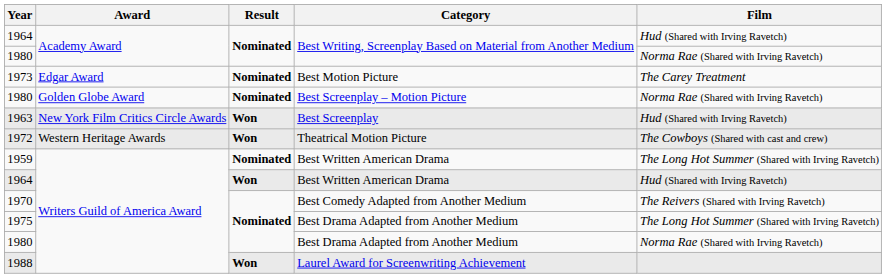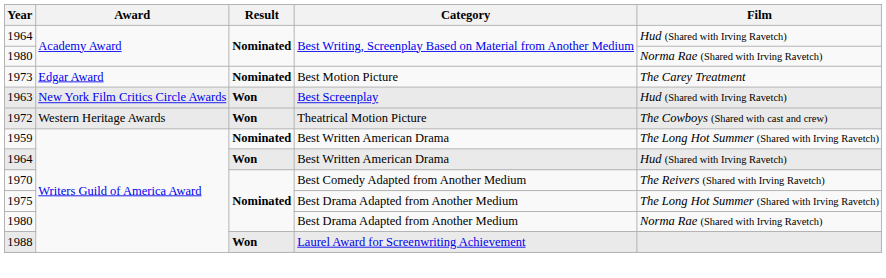- row: (20, 97)
